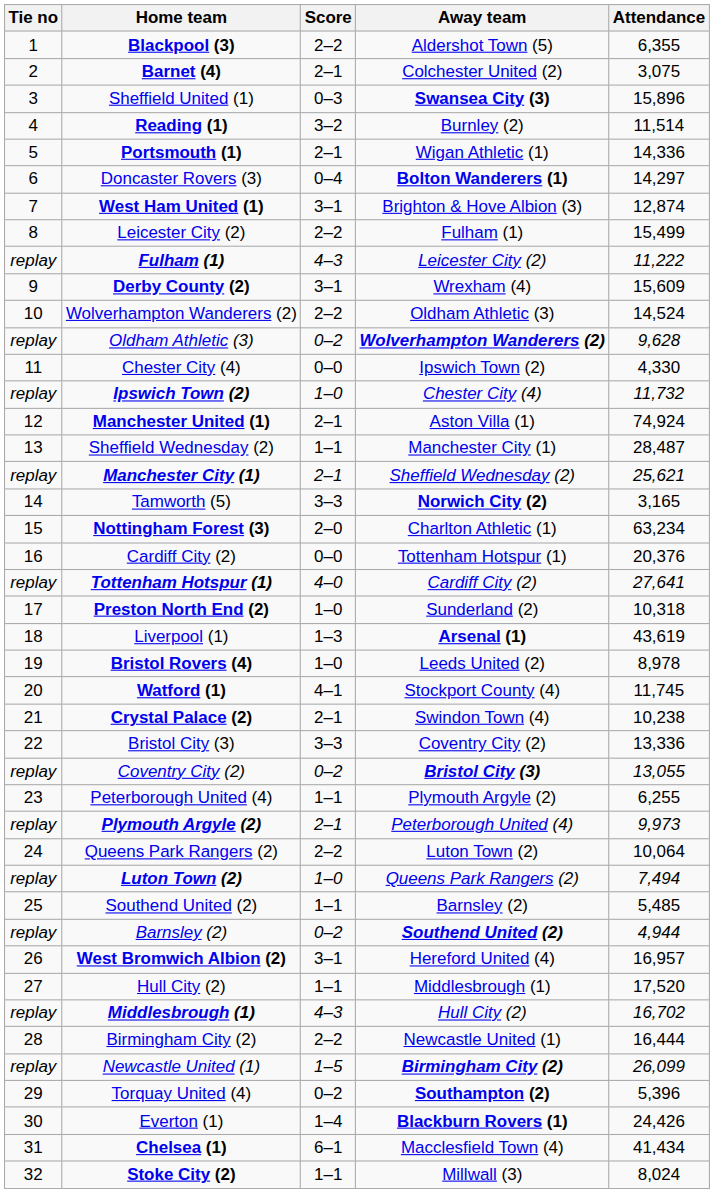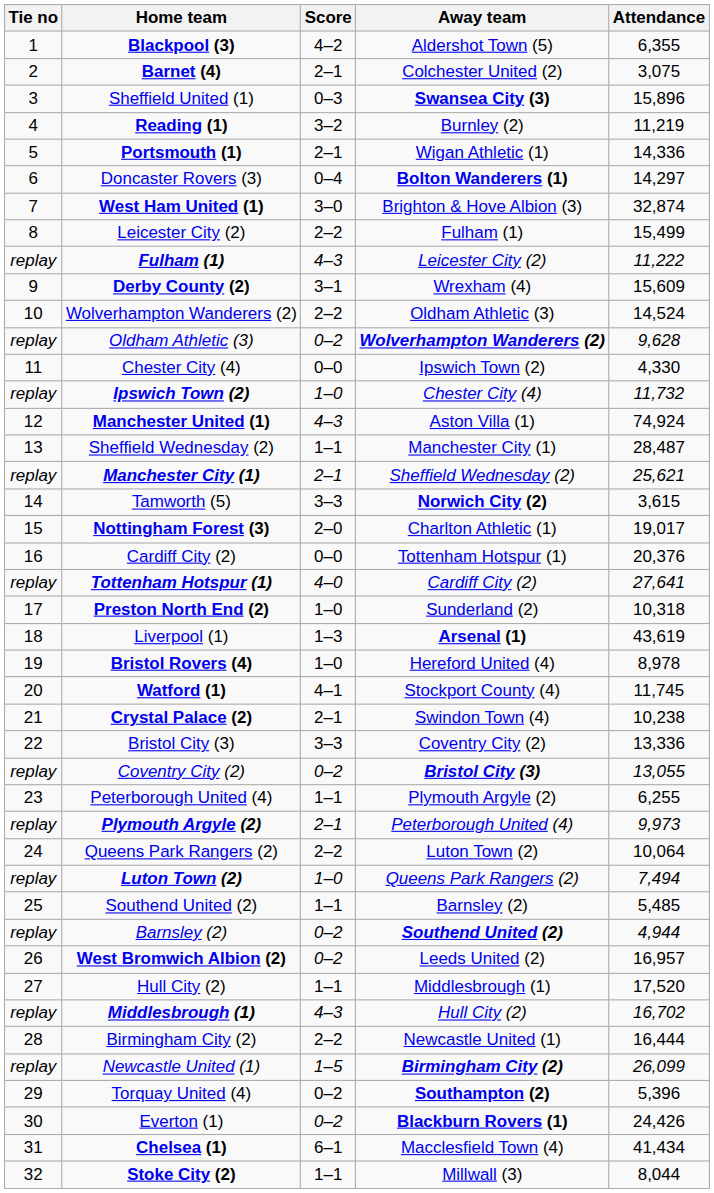(328, 44) 2–2 -> (328, 44) 4–2
(659, 125) 11,514 -> (659, 125) 11,219
(328, 206) 3–1 -> (328, 206) 3–0
(659, 206) 12,874 -> (659, 206) 32,874
(328, 421) 2–1 -> (328, 421) 4–3
(659, 502) 3,165 -> (659, 502) 3,615
(659, 529) 63,234 -> (659, 529) 19,017
(482, 663) Leeds United (2) -> (482, 663) Hereford United (4)
(328, 959) 3–1 -> (328, 959) 0–2
(482, 959) Hereford United (4) -> (482, 959) Leeds United (2)
(328, 1120) 1–4 -> (328, 1120) 0–2
(659, 1174) 8,024 -> (659, 1174) 8,044
